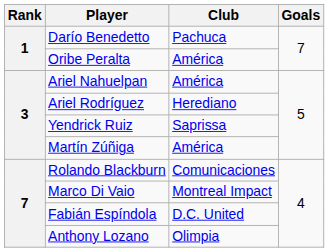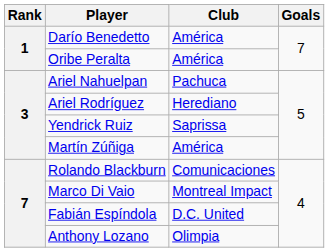(199, 37) Pachuca -> (198, 37) América
(198, 81) América -> (199, 81) Pachuca
